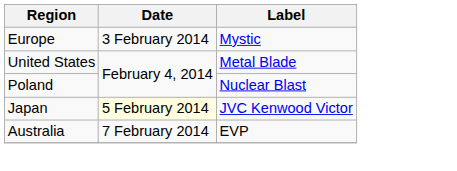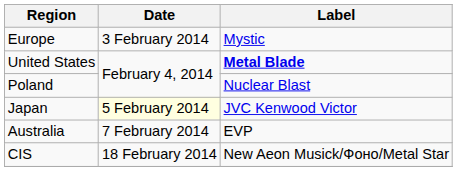(258, 62) normal -> (264, 62) bold
+ row: (20, 154)
